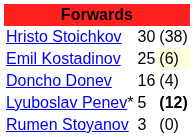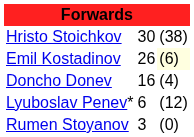(146, 58) 25 -> (146, 58) 26
(142, 102) 5 -> (142, 102) 6
(174, 102) bold -> (174, 102) normal
